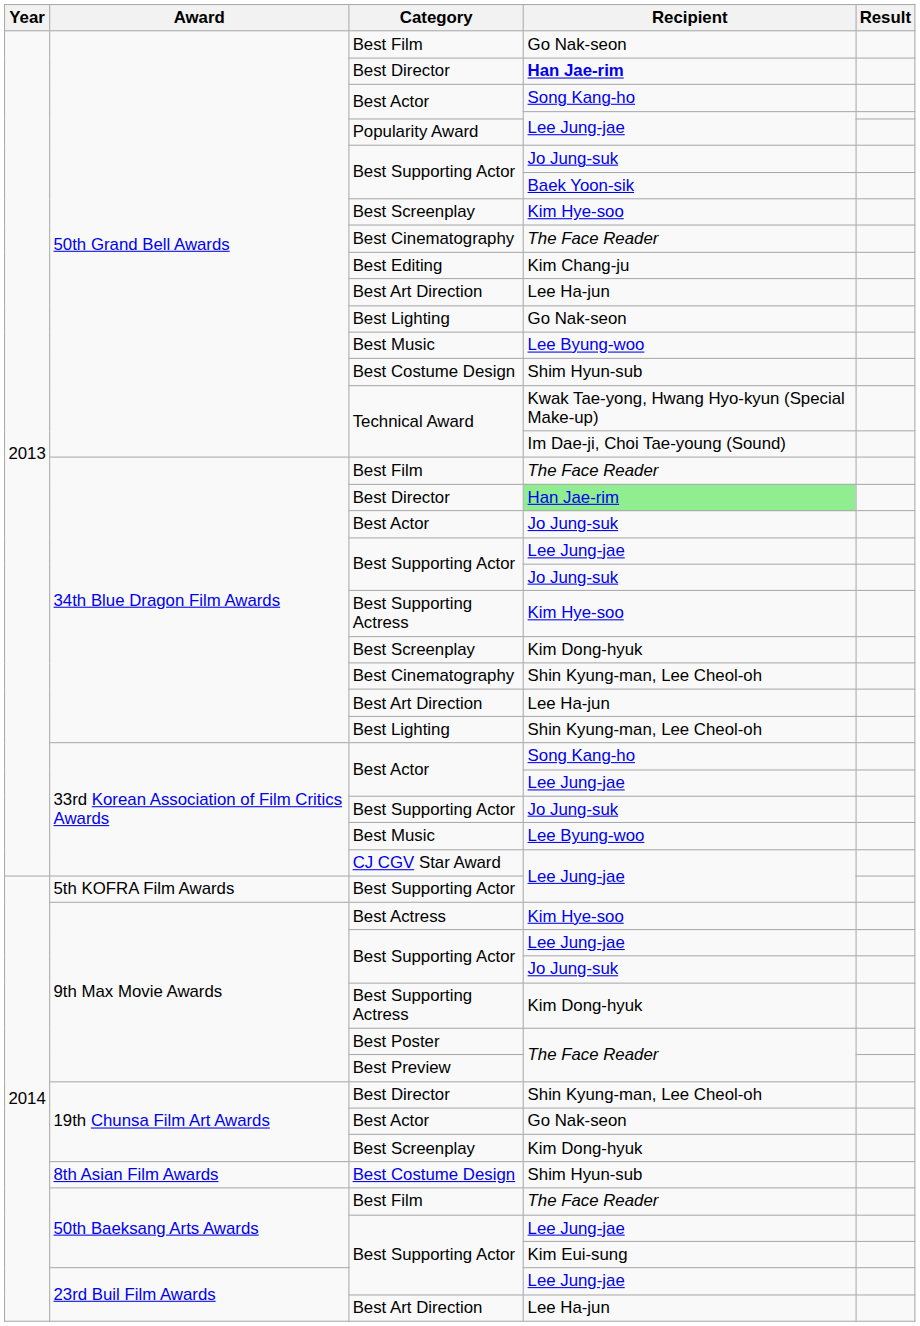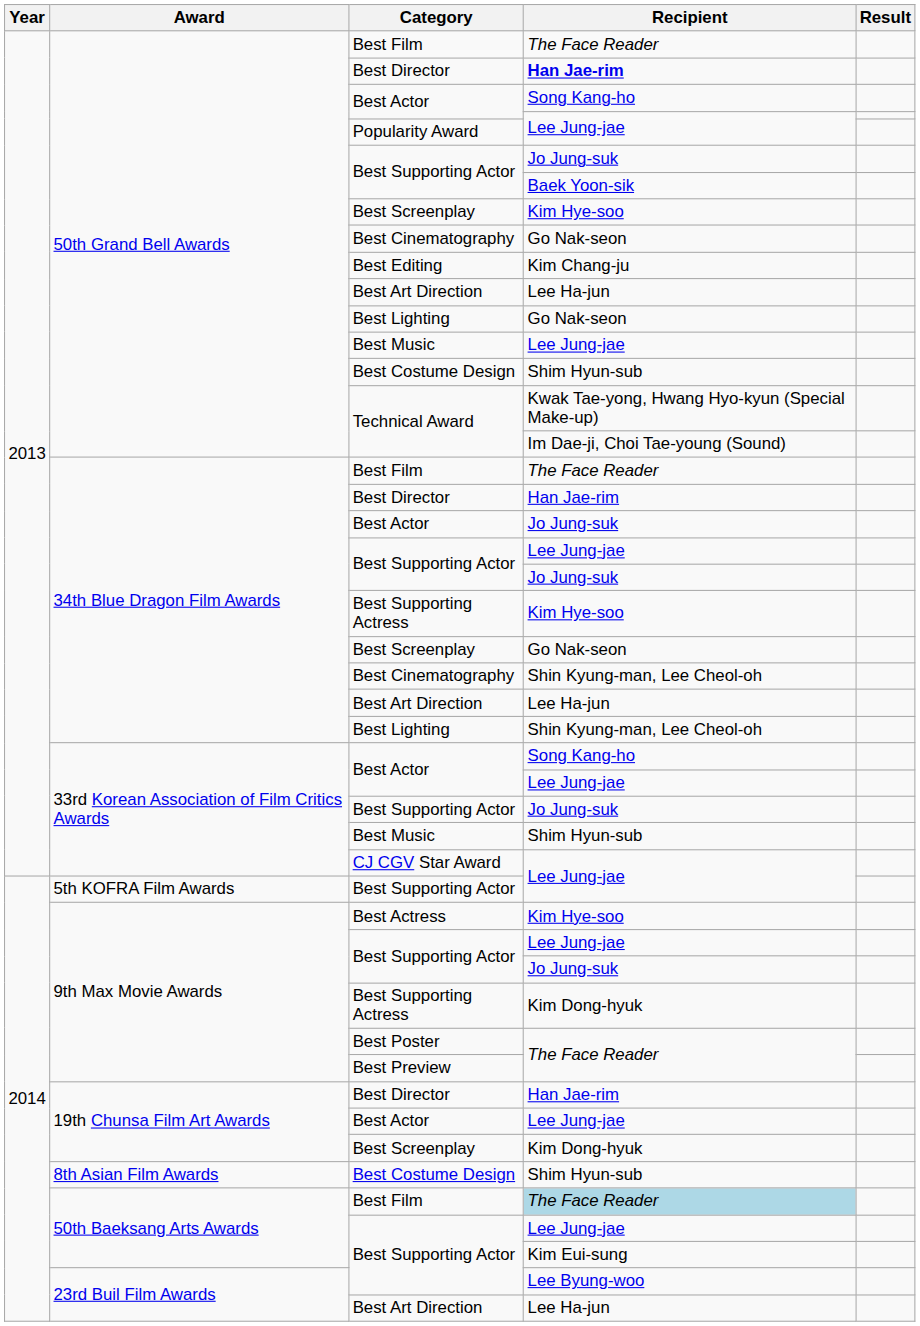(577, 44) Go Nak-seon -> (593, 44) The Face Reader
(593, 238) The Face Reader -> (577, 238) Go Nak-seon
(586, 345) Lee Byung-woo -> (576, 345) Lee Jung-jae
(573, 497) lightgreen background -> (573, 497) no background
(585, 649) Kim Dong-hyuk -> (577, 649) Go Nak-seon
(586, 836) Lee Byung-woo -> (585, 836) Shim Hyun-sub
(645, 1094) Shin Kyung-man, Lee Cheol-oh -> (573, 1094) Han Jae-rim
(577, 1121) Go Nak-seon -> (576, 1121) Lee Jung-jae
(593, 1201) no background -> (593, 1201) lightblue background
(576, 1281) Lee Jung-jae -> (586, 1281) Lee Byung-woo
